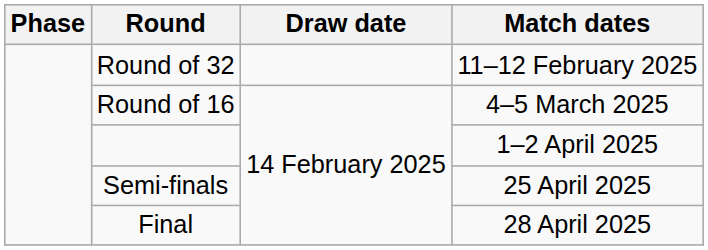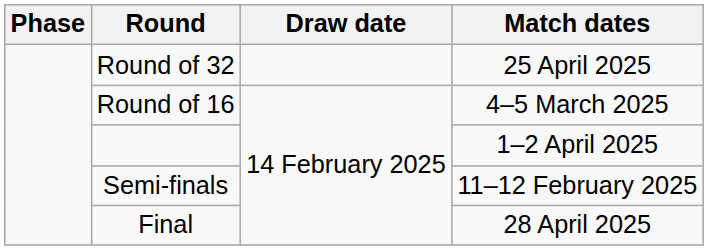(577, 64) 11–12 February 2025 -> (577, 64) 25 April 2025
(577, 184) 25 April 2025 -> (577, 184) 11–12 February 2025
